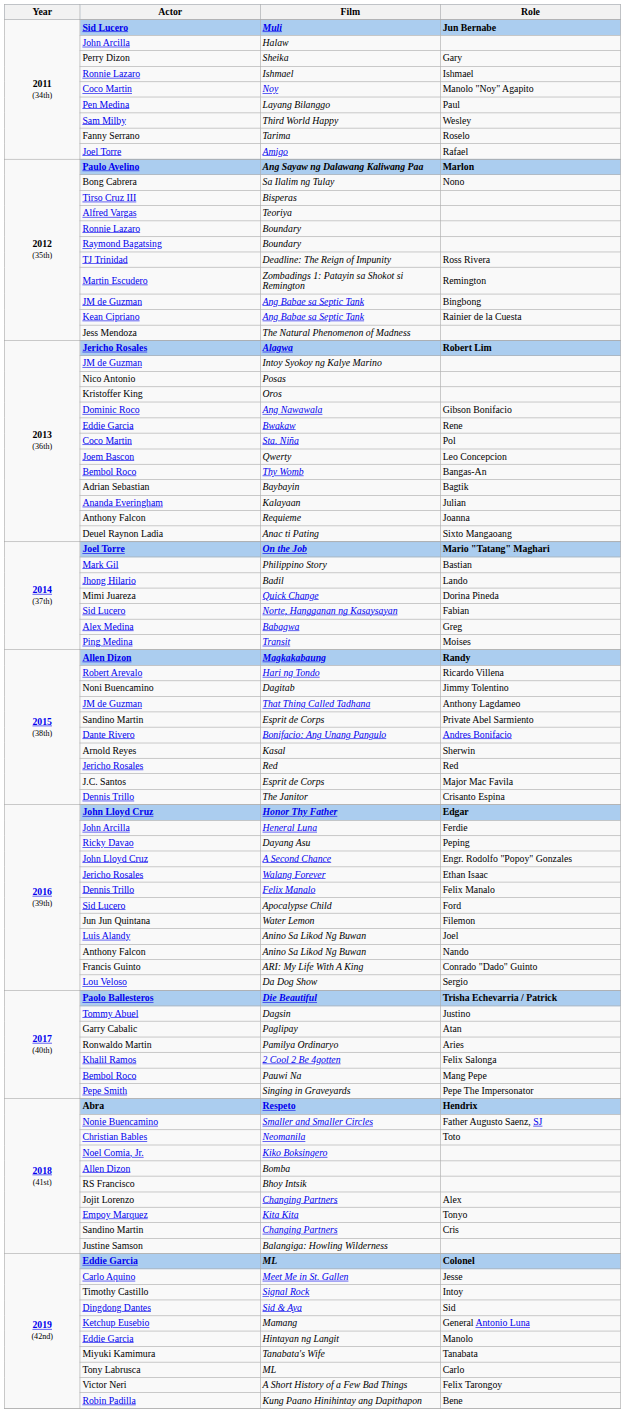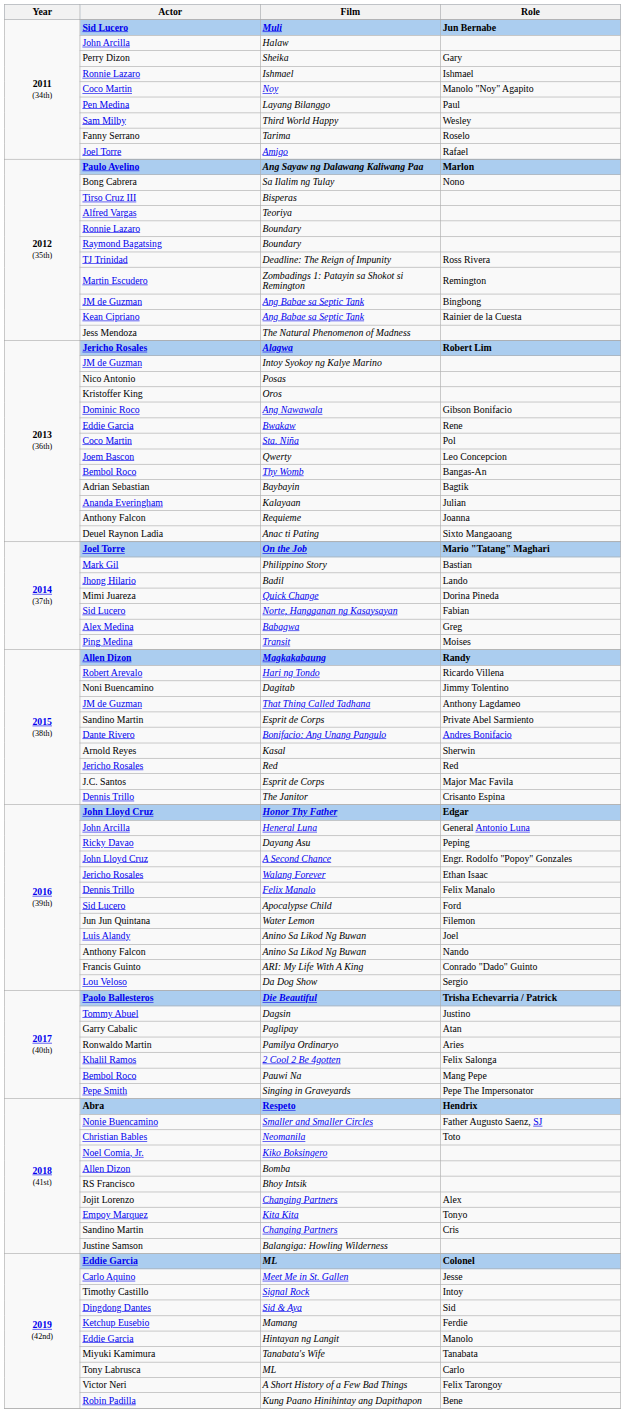(455, 828) Ferdie -> (486, 828) General Antonio Luna
(486, 1323) General Antonio Luna -> (455, 1323) Ferdie
